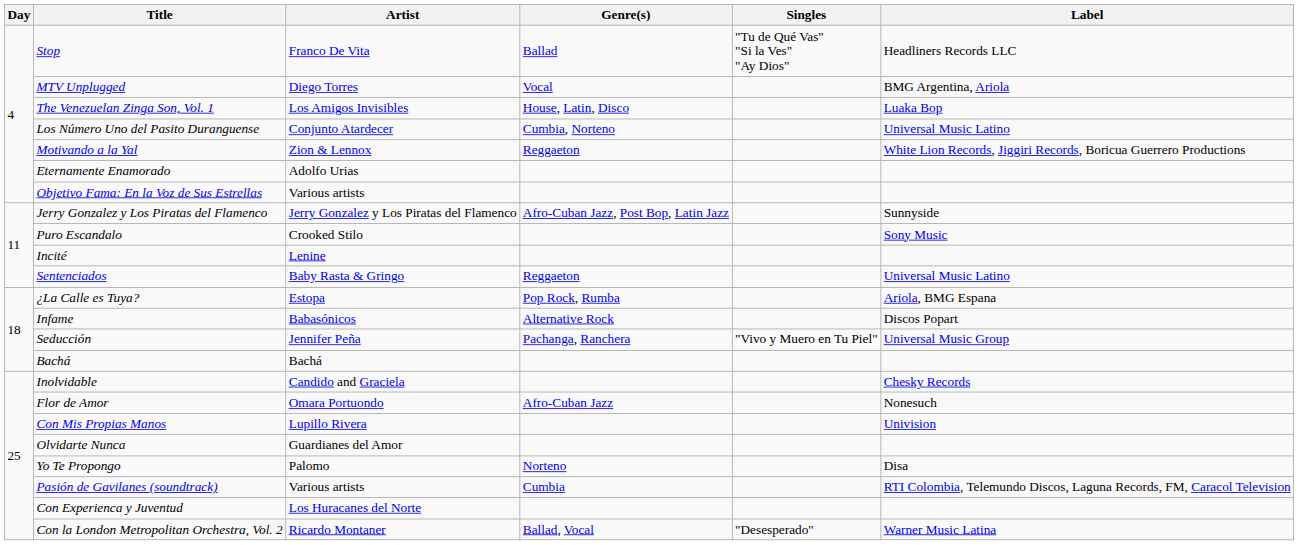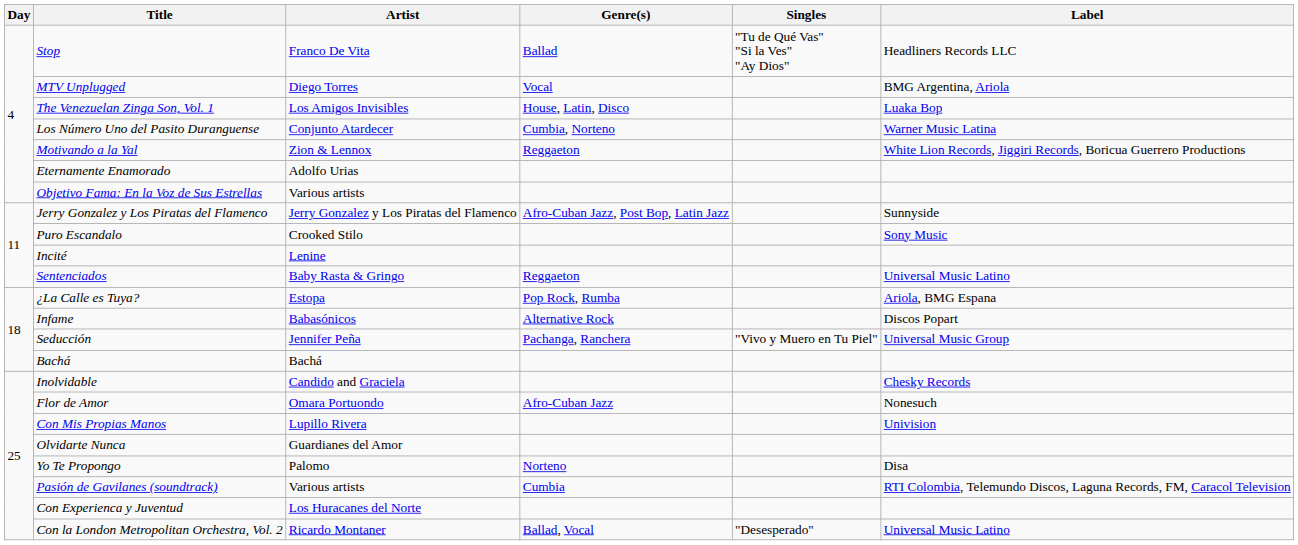(947, 129) Universal Music Latino -> (940, 129) Warner Music Latina
(940, 529) Warner Music Latina -> (947, 529) Universal Music Latino
